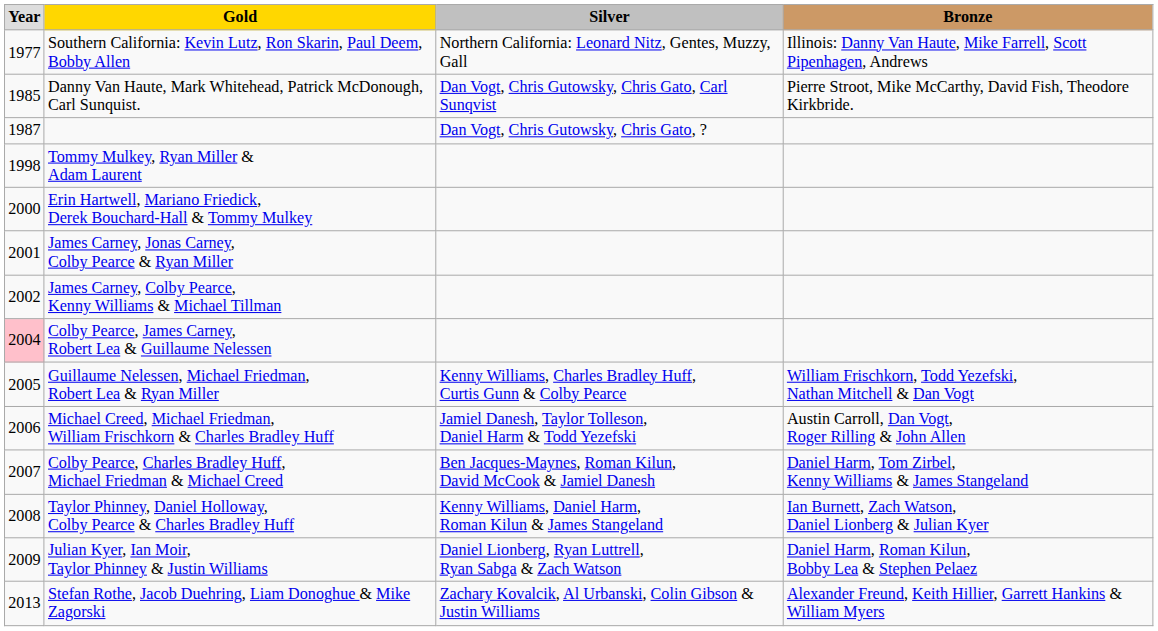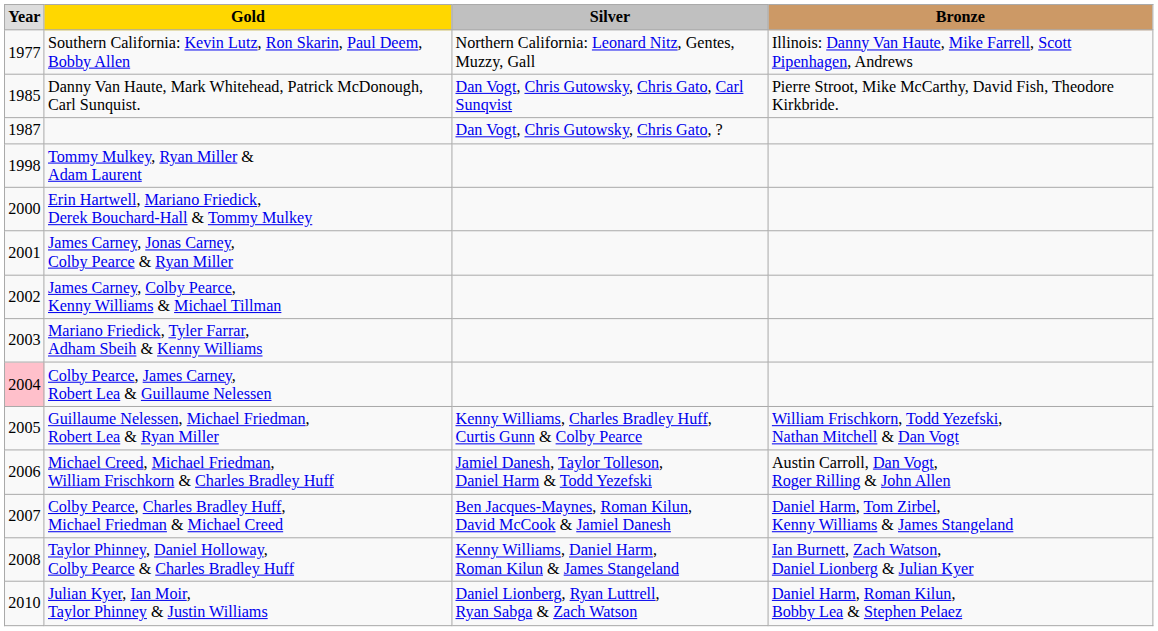+ row: (155, 340)
(24, 559) 2009 -> (24, 603) 2010
- row: (229, 603)
